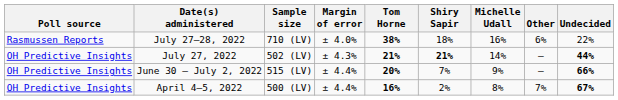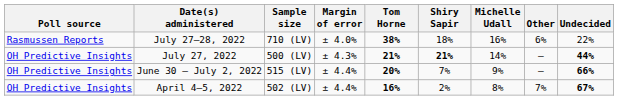(289, 55) 502 (LV) -> (289, 55) 500 (LV)
(289, 87) 500 (LV) -> (289, 87) 502 (LV)
